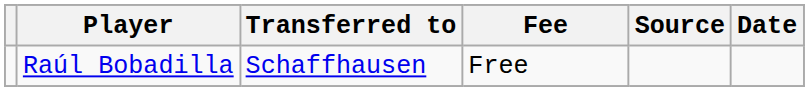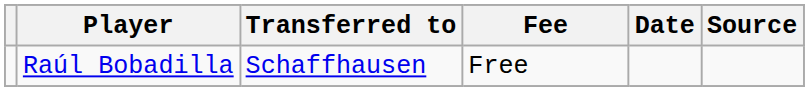columns swapped: (767, 25) <-> (680, 25)
